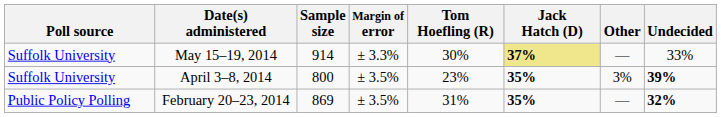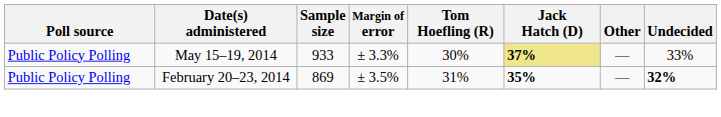(61, 54) Suffolk University -> (69, 54) Public Policy Polling
(323, 54) 914 -> (323, 54) 933
- row: (226, 77)
